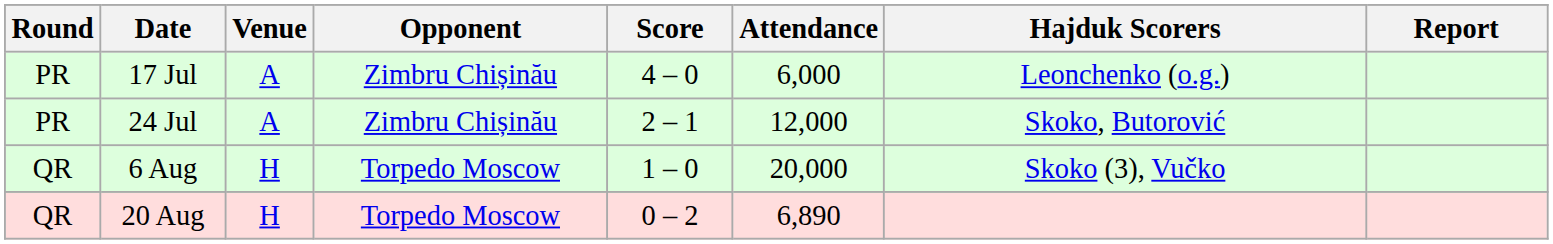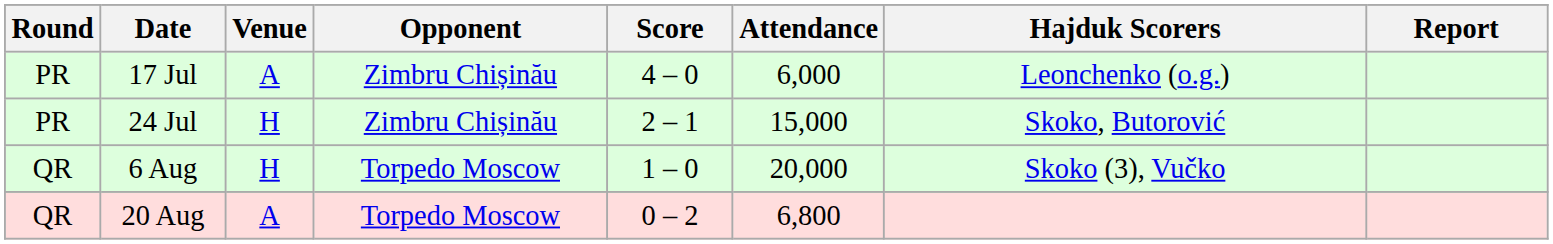(270, 121) A -> (270, 121) H
(809, 121) 12,000 -> (809, 121) 15,000
(270, 215) H -> (270, 215) A
(809, 215) 6,890 -> (809, 215) 6,800
